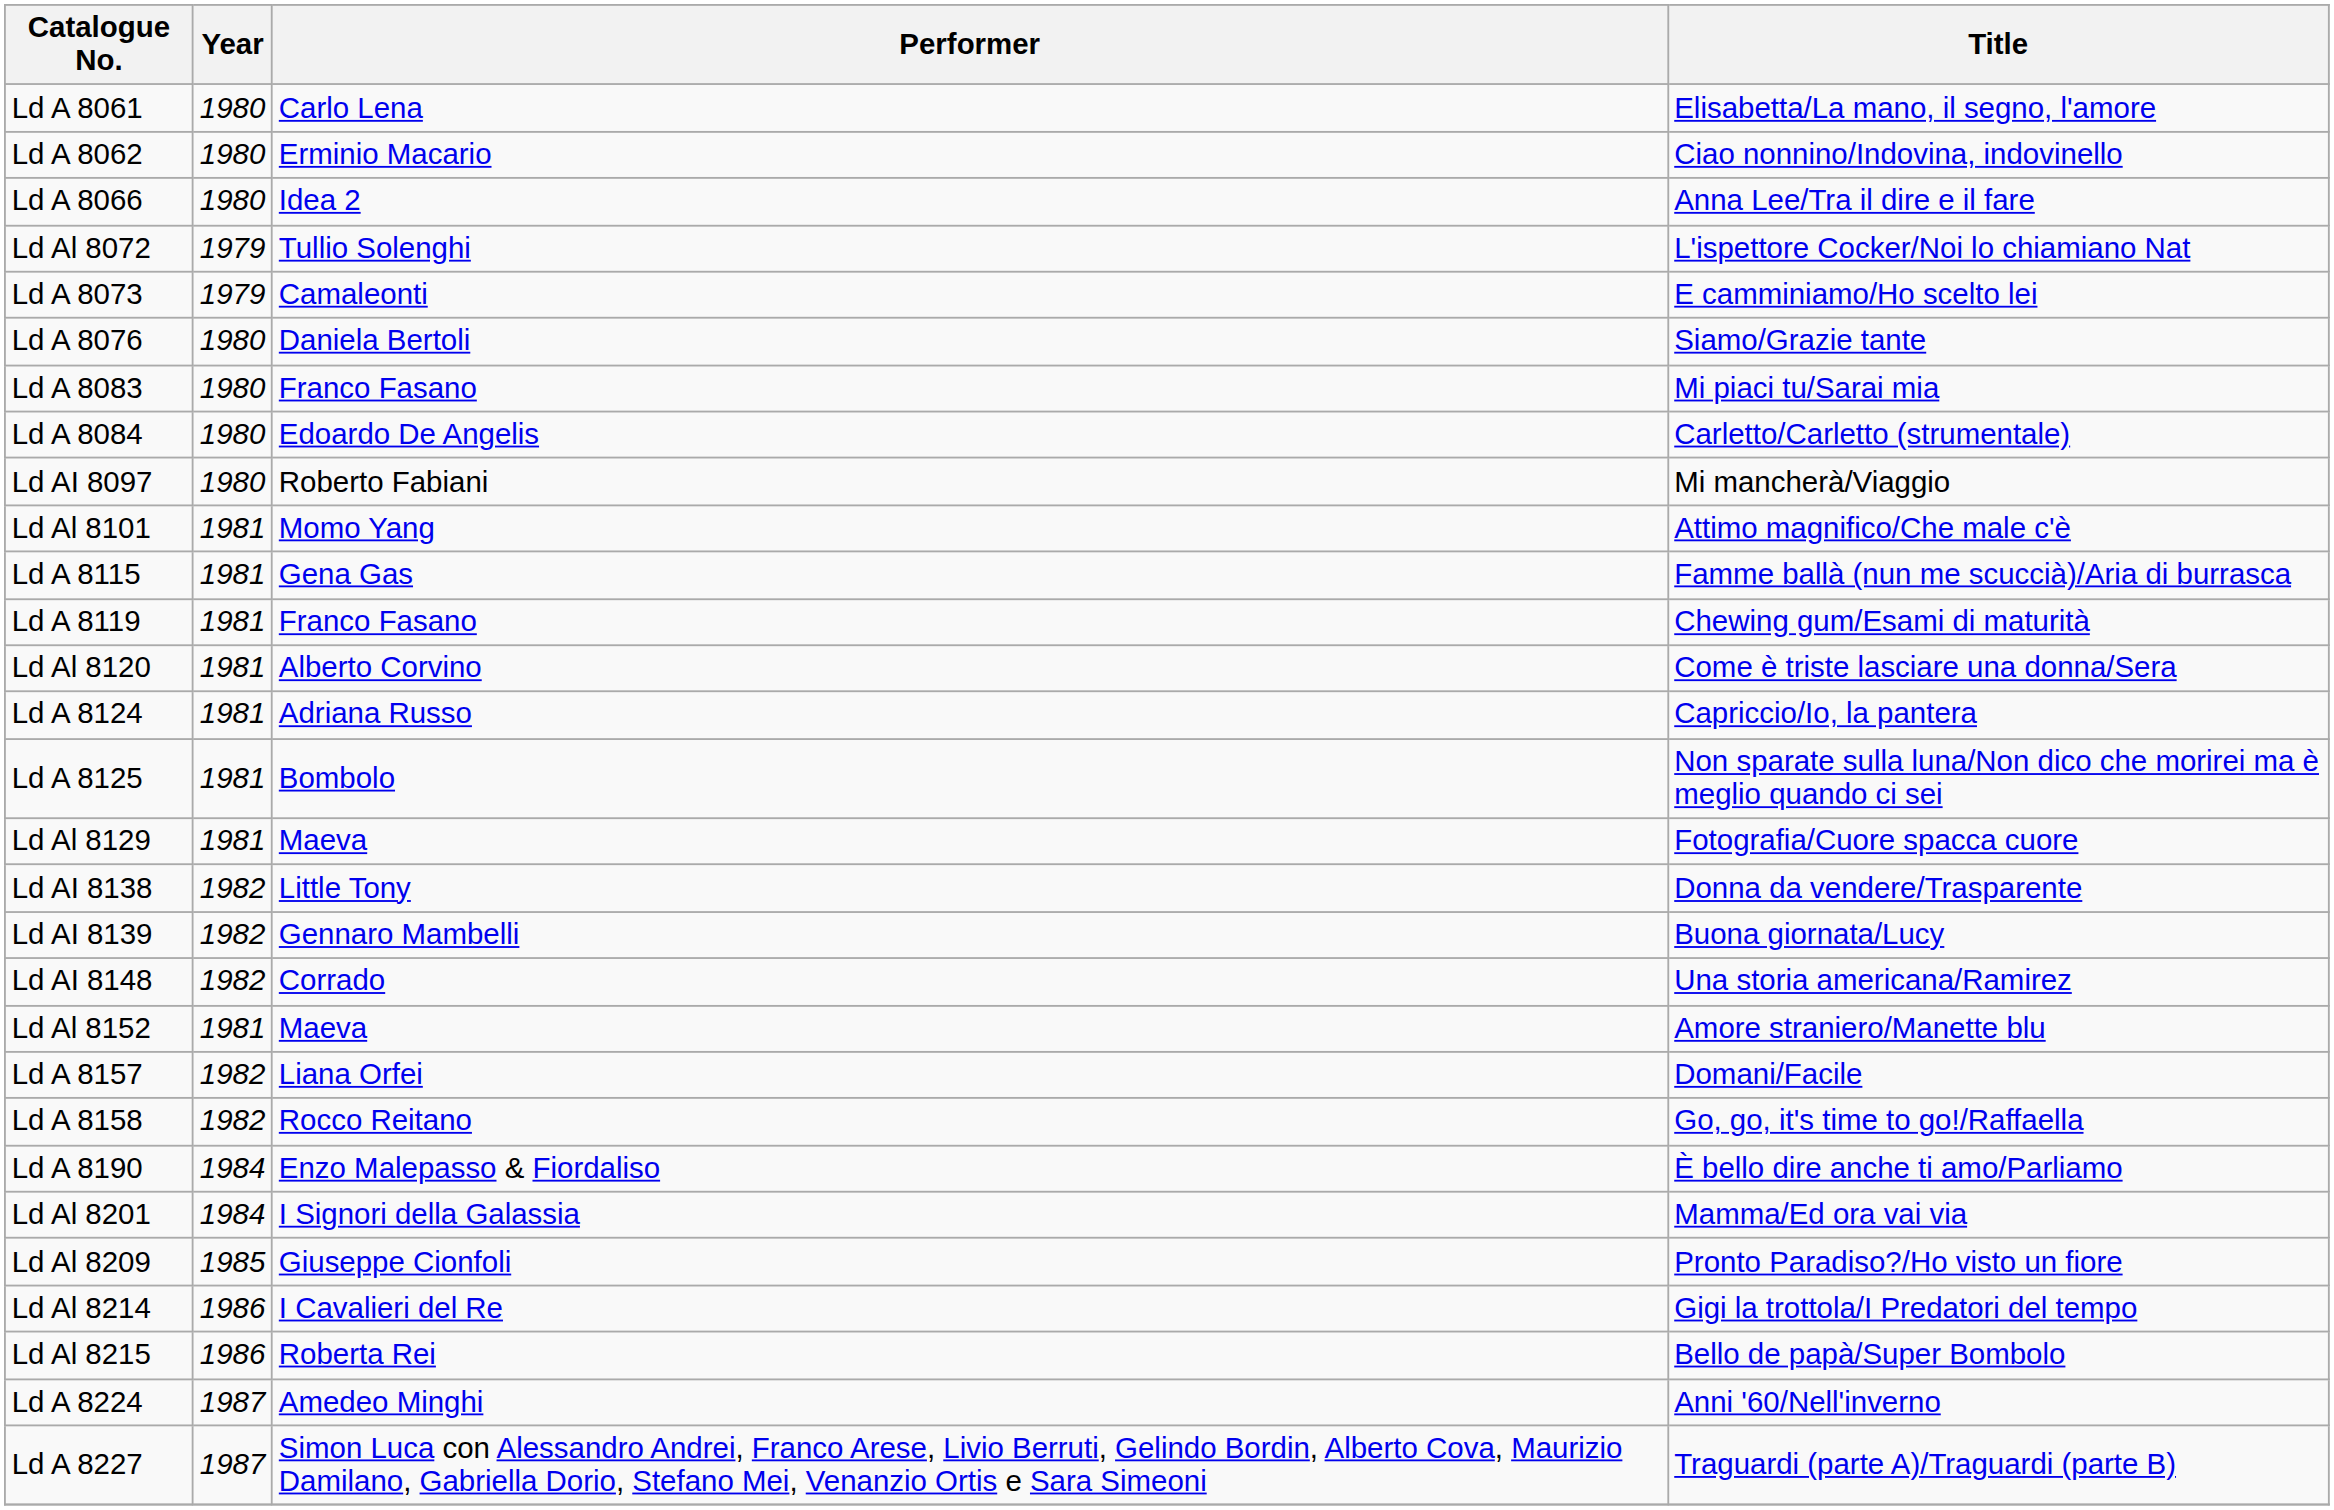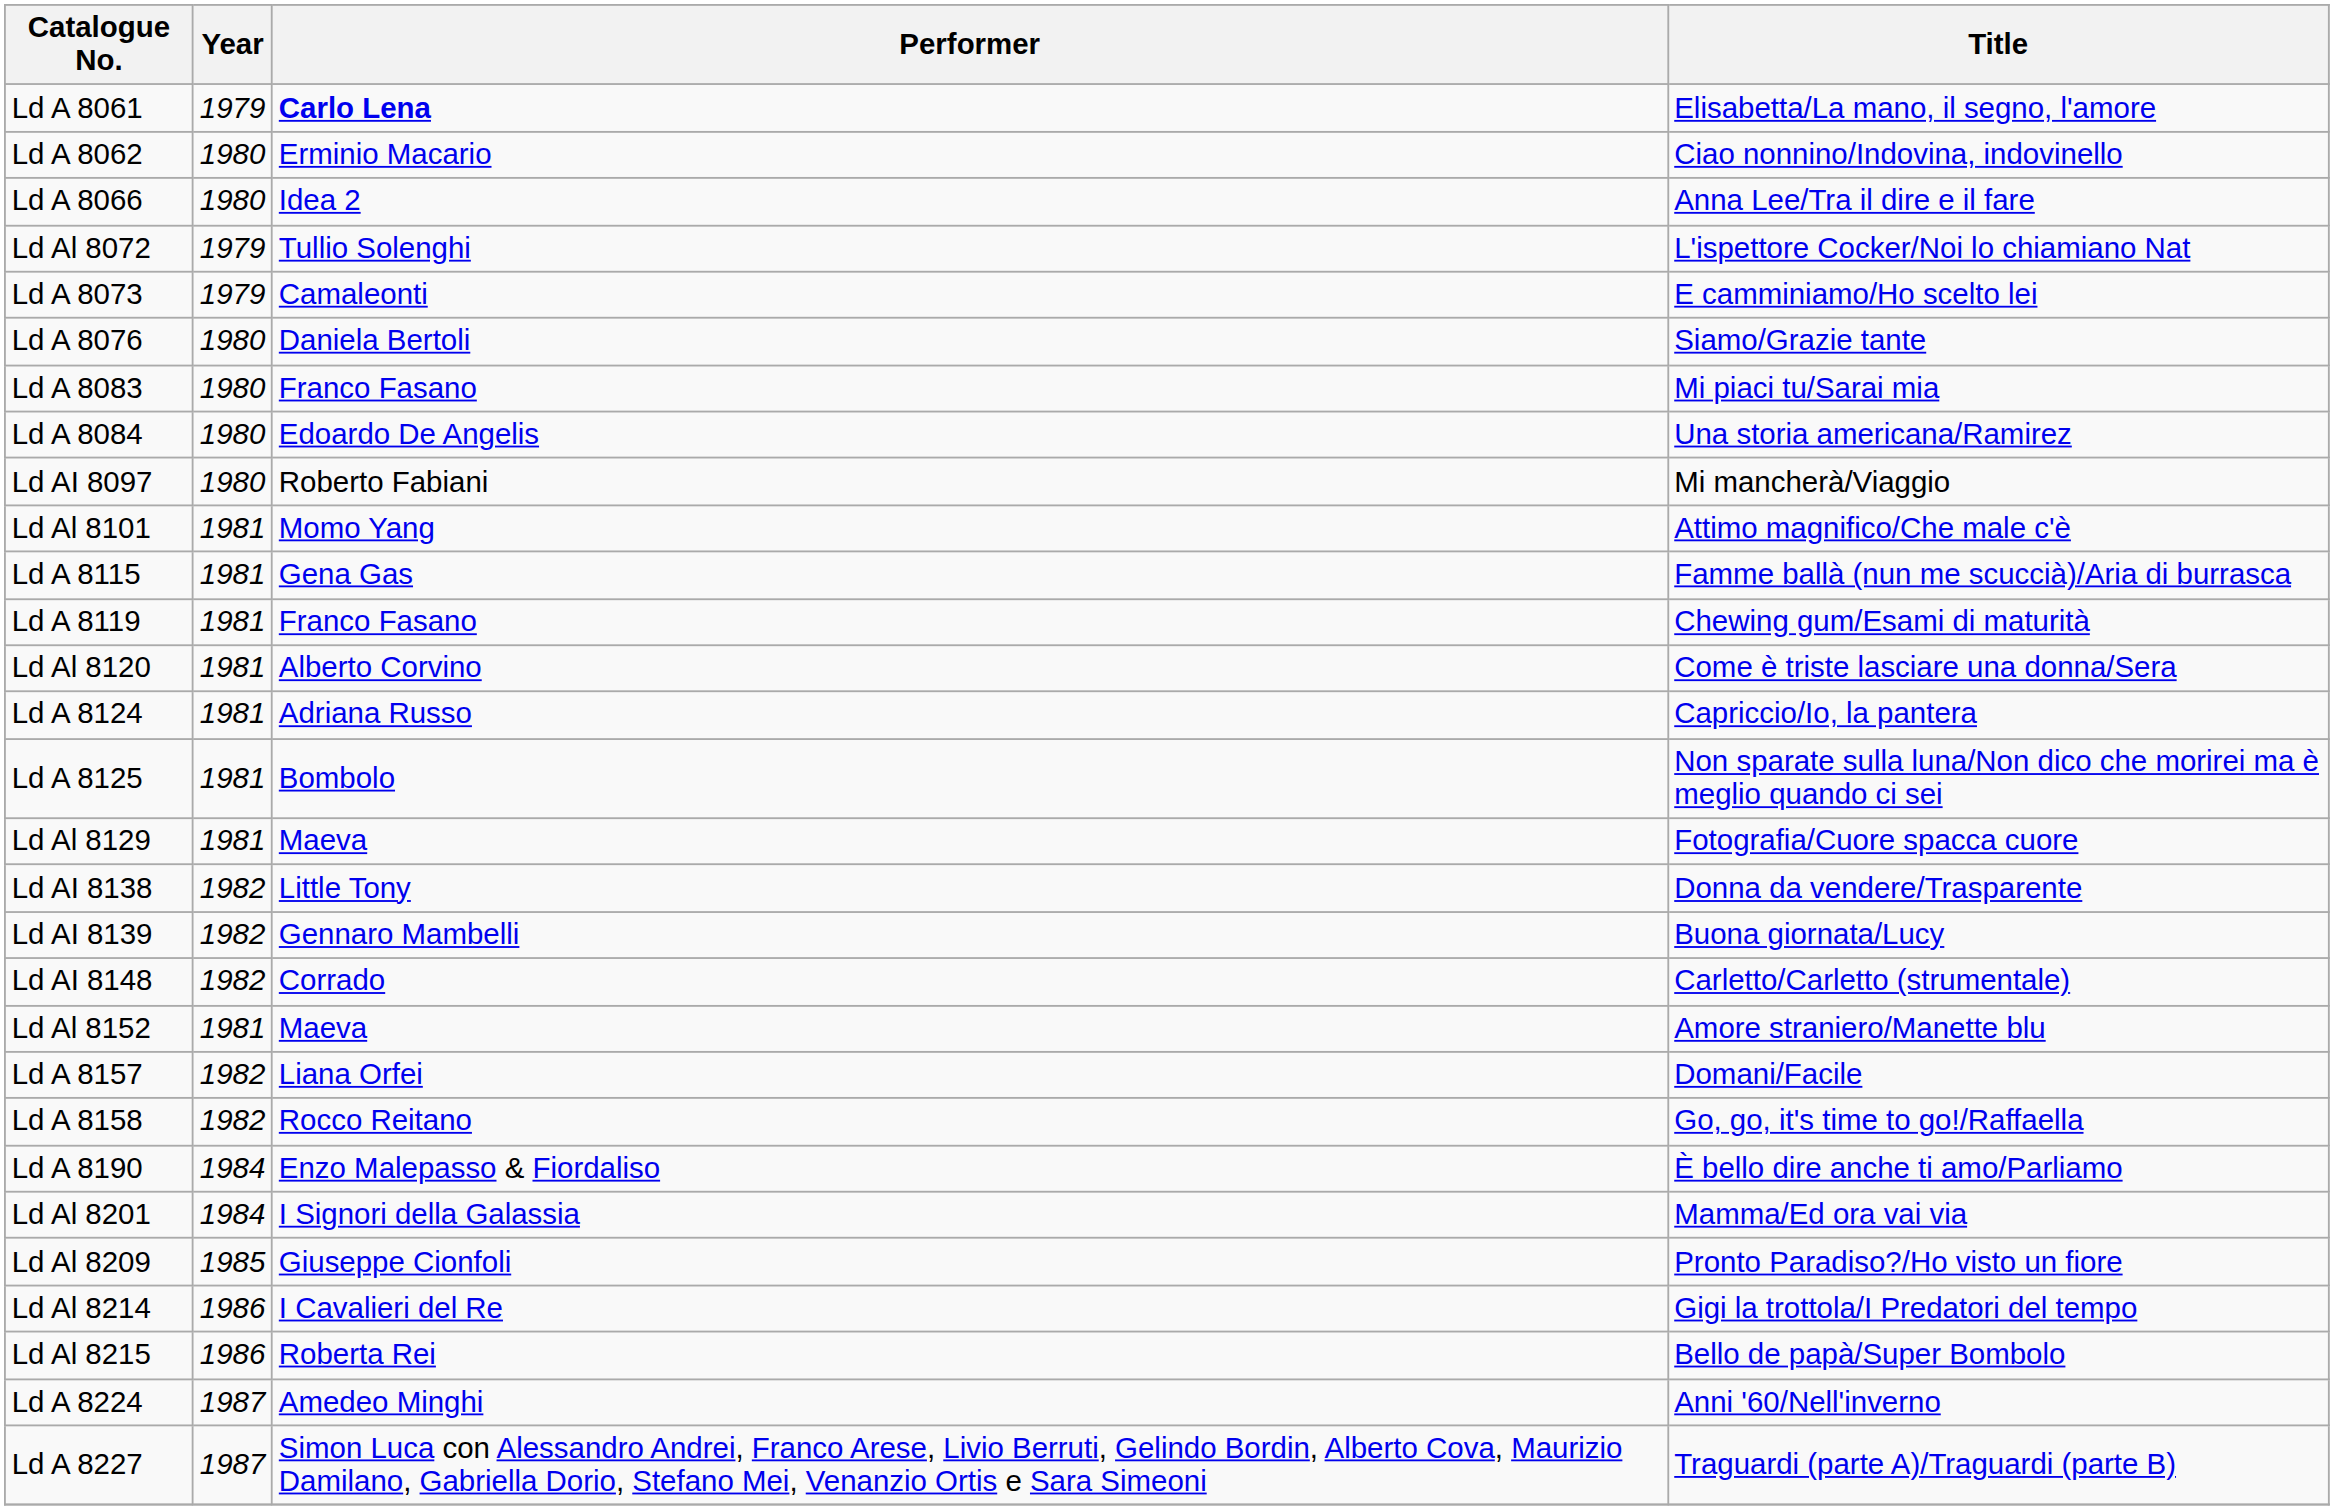(233, 107) 1980 -> (233, 107) 1979
(351, 107) normal -> (355, 107) bold
(1872, 434) Carletto/Carletto (strumentale) -> (1873, 434) Una storia americana/Ramirez
(1873, 981) Una storia americana/Ramirez -> (1872, 981) Carletto/Carletto (strumentale)
